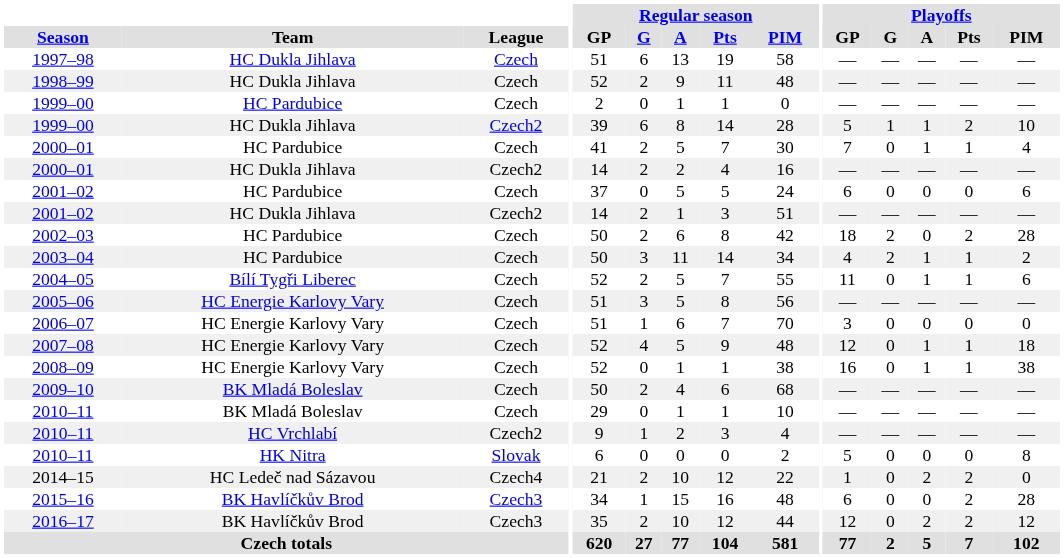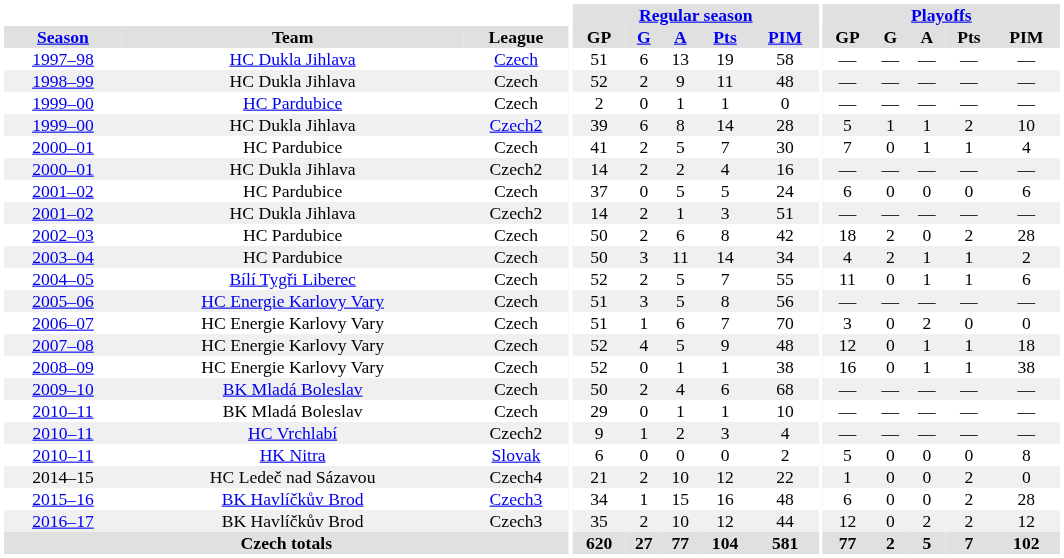(927, 322) 0 -> (927, 322) 2
(927, 476) 2 -> (927, 476) 0
